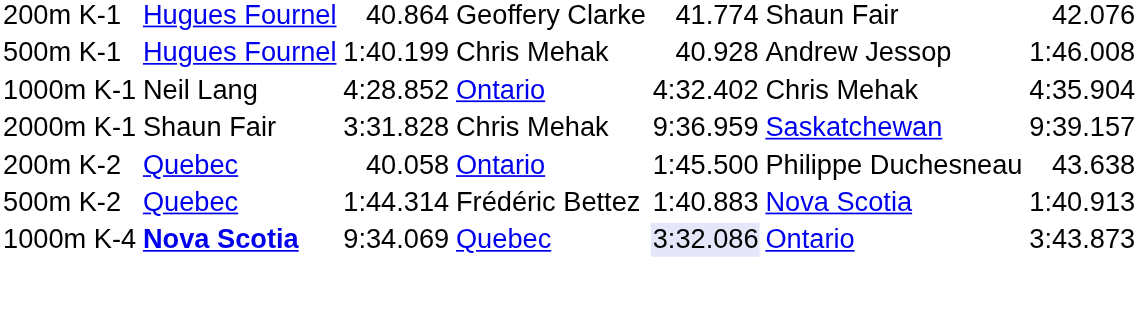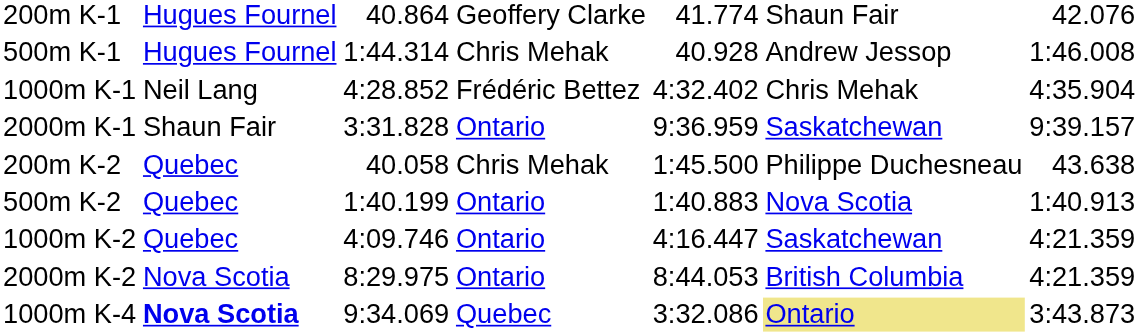(396, 52) 1:40.199 -> (396, 52) 1:44.314
(501, 89) Ontario -> (548, 89) Frédéric Bettez
(532, 127) Chris Mehak -> (501, 127) Ontario
(501, 164) Ontario -> (532, 164) Chris Mehak
(396, 202) 1:44.314 -> (396, 202) 1:40.199
(548, 202) Frédéric Bettez -> (501, 202) Ontario
+ row: (70, 239)
+ row: (70, 276)
(706, 239) lavender background -> (706, 314) no background
(810, 239) no background -> (810, 314) khaki background
